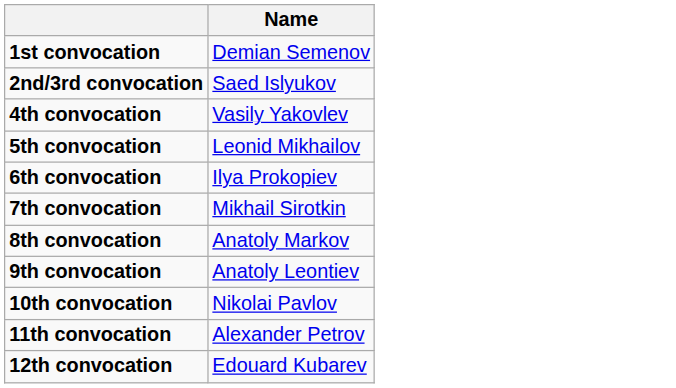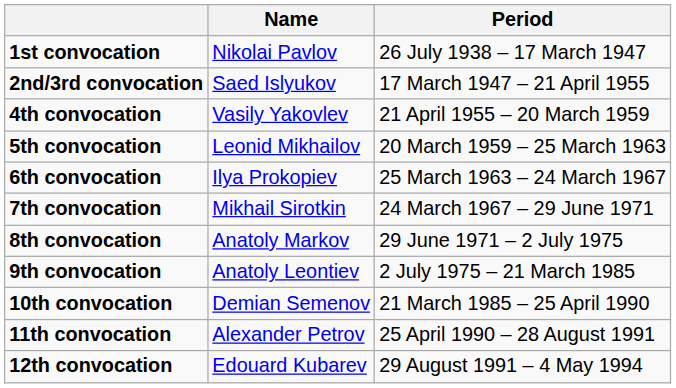+ column: (523, 20)
(291, 51) Demian Semenov -> (275, 51) Nikolai Pavlov
(275, 303) Nikolai Pavlov -> (291, 303) Demian Semenov
